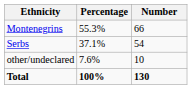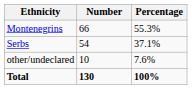columns swapped: (159, 12) <-> (104, 12)
